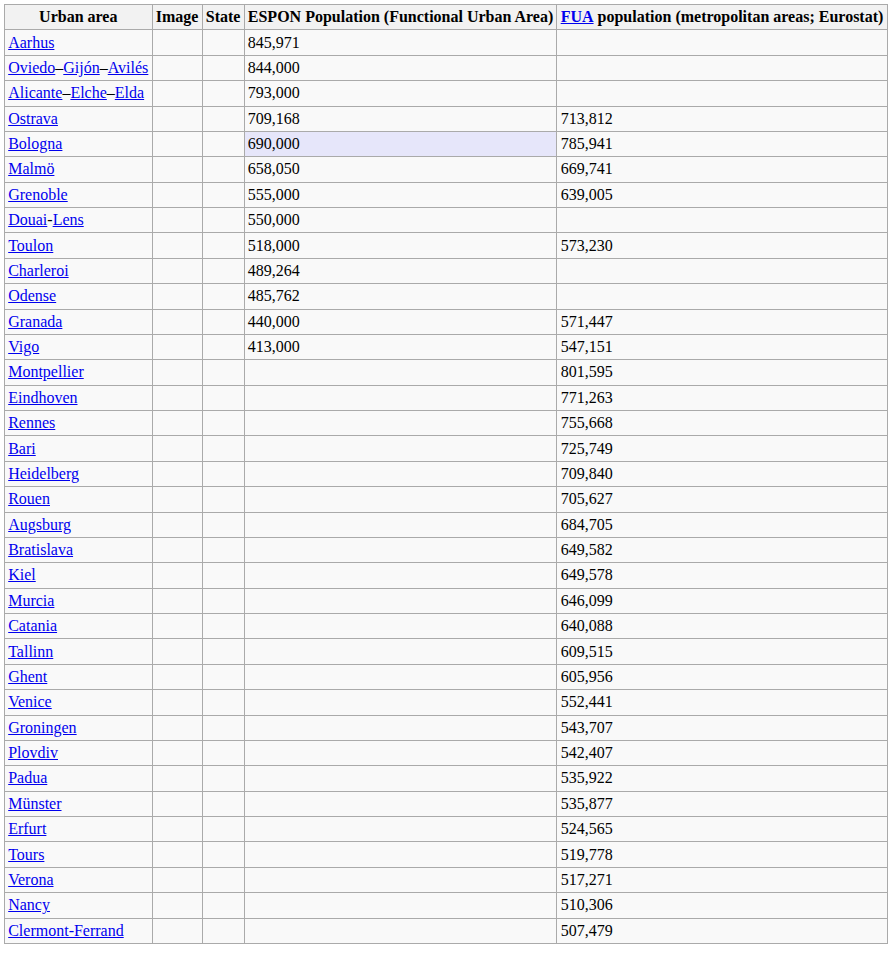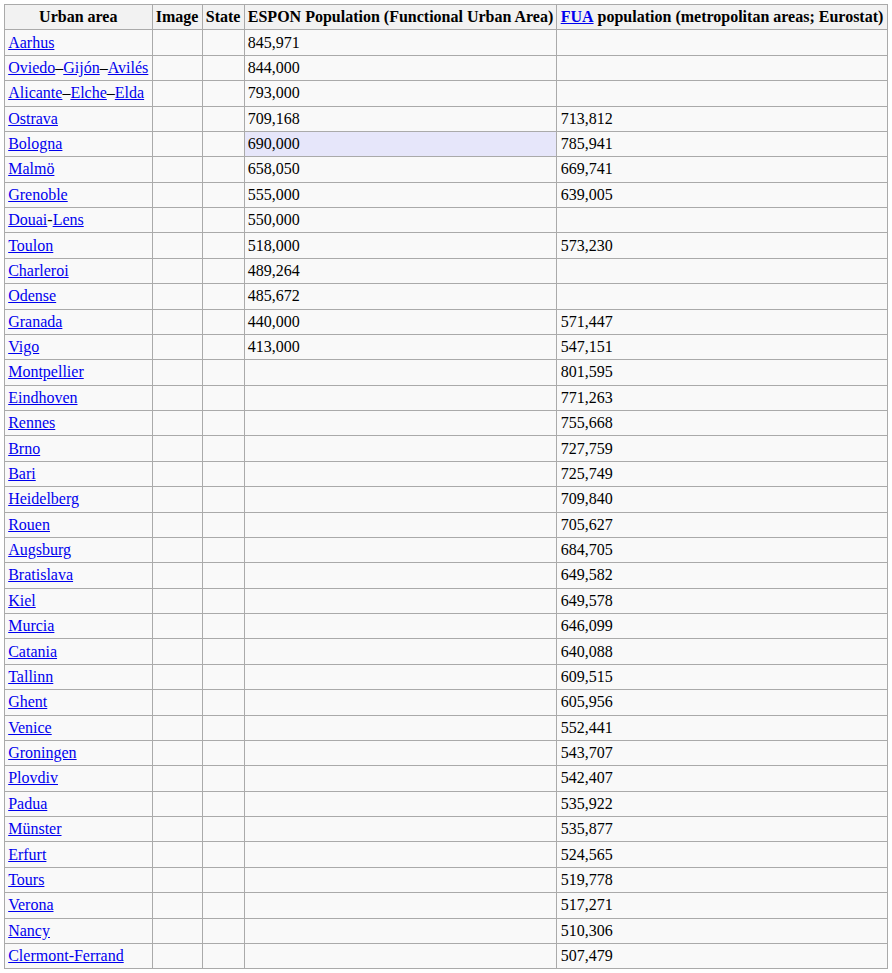(274, 296) 485,762 -> (274, 296) 485,672
+ row: (24, 448)
